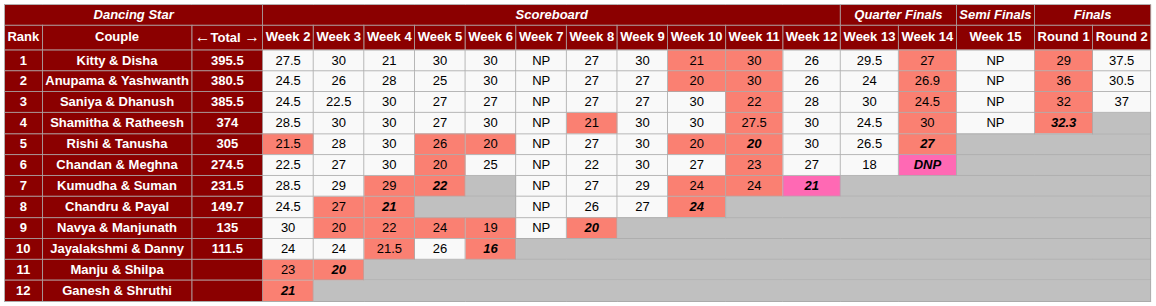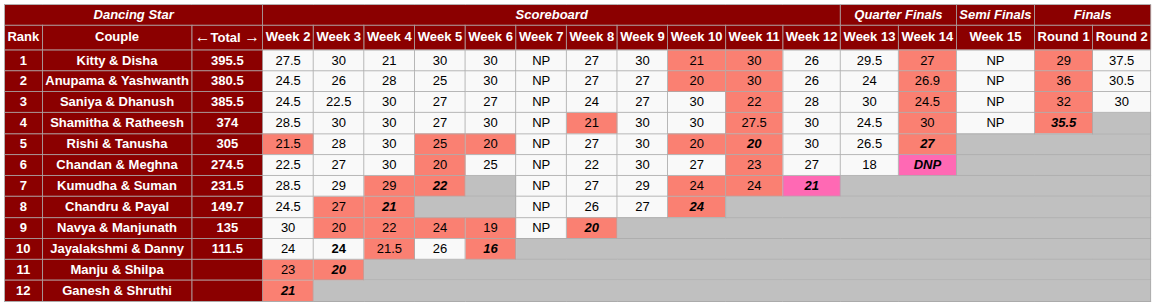(592, 102) 27 -> (592, 102) 24
(1122, 102) 37 -> (1122, 102) 30
(1064, 123) 32.3 -> (1064, 123) 35.5
(440, 144) 26 -> (440, 144) 25
(339, 248) normal -> (339, 248) bold
